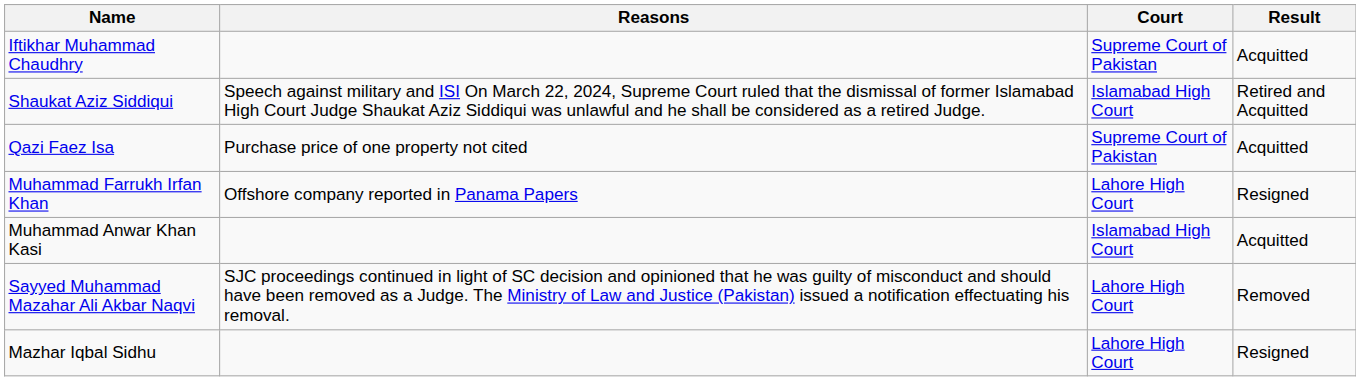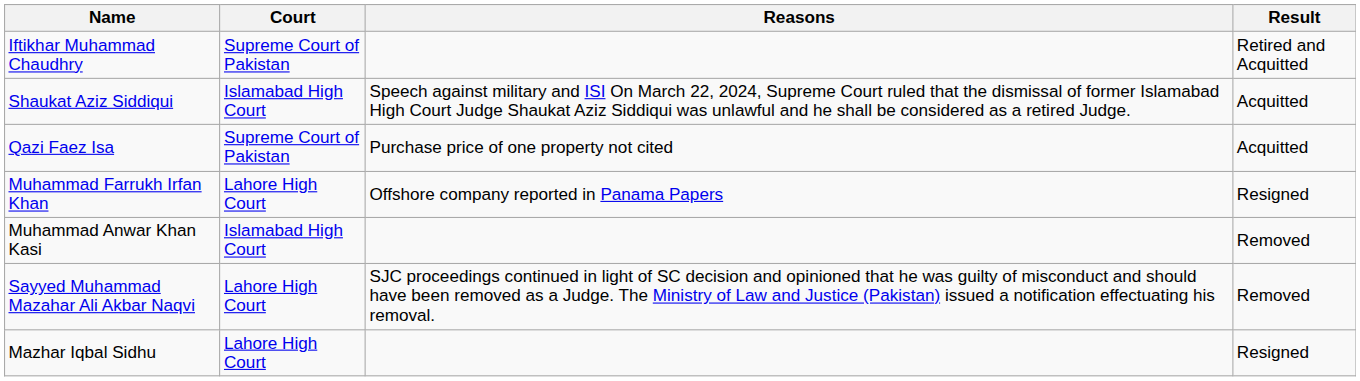columns swapped: (1160, 18) <-> (654, 18)
(1273, 54) Acquitted -> (1281, 54) Retired and Acquitted
(1281, 101) Retired and Acquitted -> (1273, 101) Acquitted
(1273, 240) Acquitted -> (1273, 240) Removed
